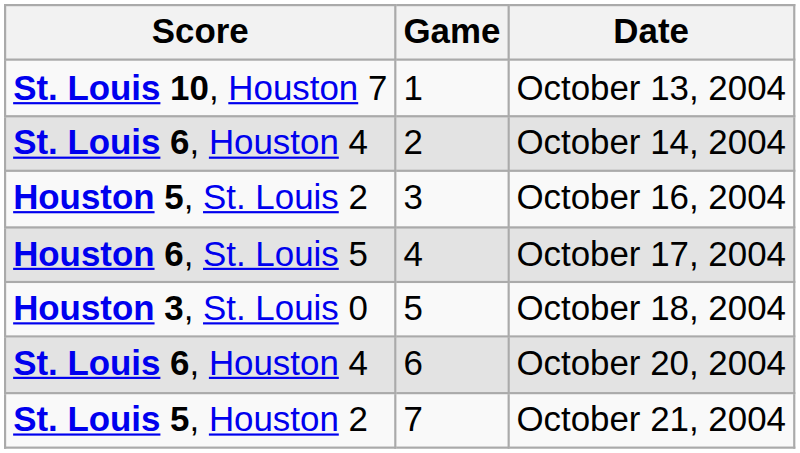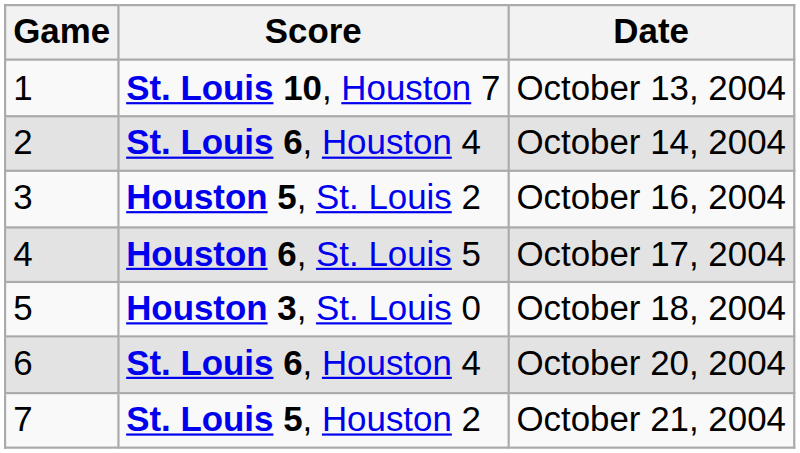columns swapped: (452, 32) <-> (200, 32)
